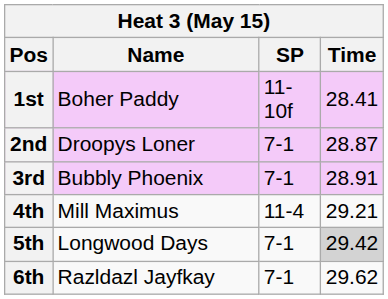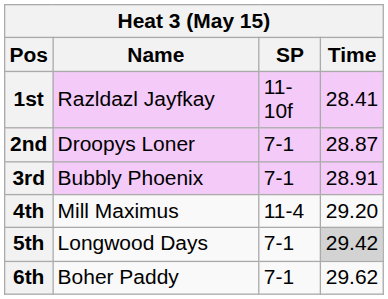(118, 99) Boher Paddy -> (136, 99) Razldazl Jayfkay
(352, 210) 29.21 -> (352, 210) 29.20
(136, 277) Razldazl Jayfkay -> (118, 277) Boher Paddy
